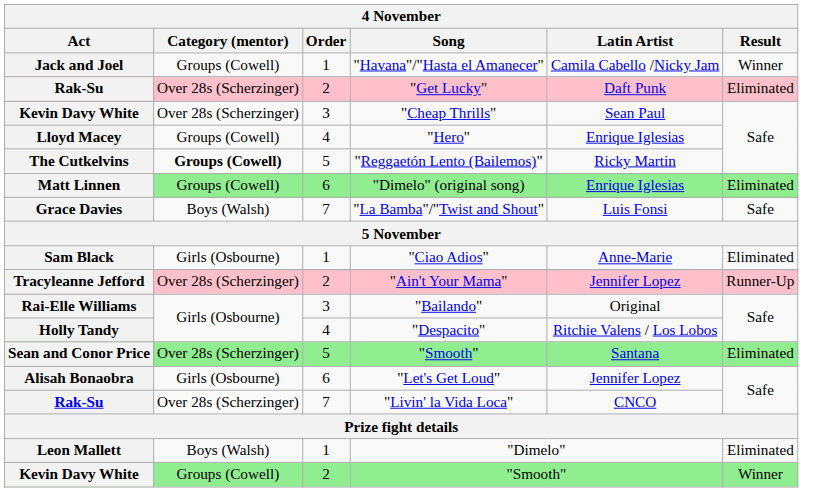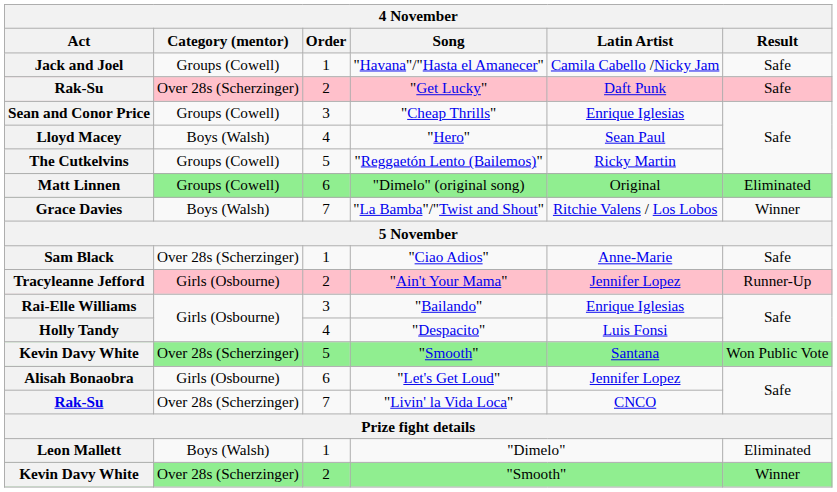(760, 64) Winner -> (777, 64) Safe
(760, 88) Eliminated -> (777, 88) Safe
(79, 112) Kevin Davy White -> (79, 112) Sean and Conor Price
(228, 112) Over 28s (Scherzinger) -> (228, 112) Groups (Cowell)
(635, 112) Sean Paul -> (635, 112) Enrique Iglesias
(228, 137) Groups (Cowell) -> (228, 137) Boys (Walsh)
(635, 137) Enrique Iglesias -> (635, 137) Sean Paul
(228, 161) bold -> (228, 161) normal
(635, 185) Enrique Iglesias -> (635, 185) Original
(635, 209) Luis Fonsi -> (635, 209) Ritchie Valens / Los Lobos
(760, 209) Safe -> (777, 209) Winner
(228, 257) Girls (Osbourne) -> (228, 257) Over 28s (Scherzinger)
(760, 257) Eliminated -> (777, 257) Safe
(228, 281) Over 28s (Scherzinger) -> (228, 281) Girls (Osbourne)
(635, 305) Original -> (635, 305) Enrique Iglesias
(635, 329) Ritchie Valens / Los Lobos -> (635, 329) Luis Fonsi
(79, 354) Sean and Conor Price -> (79, 354) Kevin Davy White
(760, 354) Eliminated -> (777, 354) Won Public Vote
(228, 474) Groups (Cowell) -> (228, 474) Over 28s (Scherzinger)
